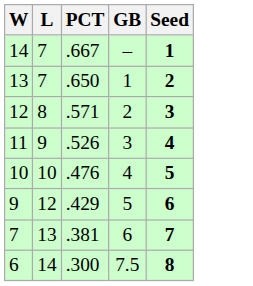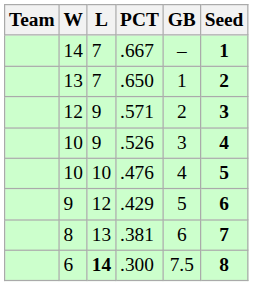+ column: (32, 19)
(42, 111) 8 -> (97, 111) 9
(18, 142) 11 -> (73, 142) 10
(14, 234) 7 -> (68, 234) 8
(47, 265) normal -> (101, 265) bold
